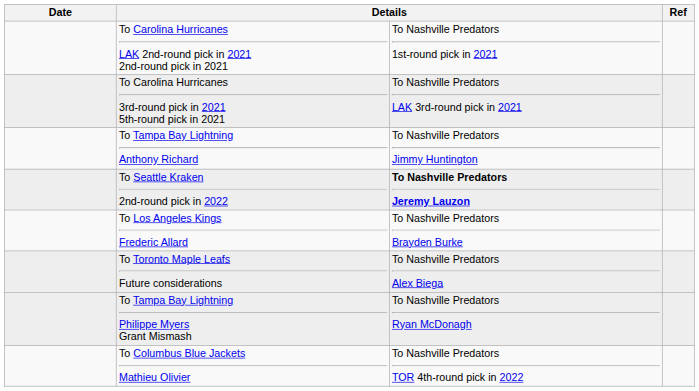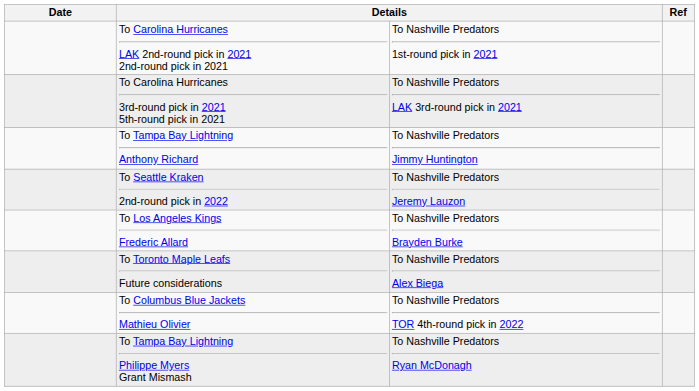(526, 189) bold -> (526, 189) normal
rows swapped: (253, 366) <-> (253, 318)
